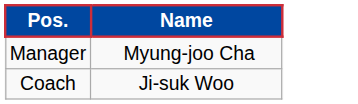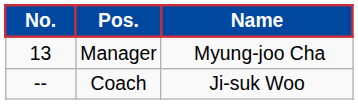+ column: (41, 21)
